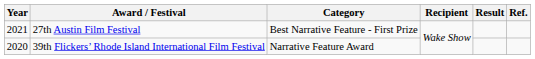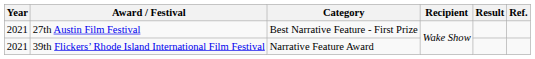(17, 46) 2020 -> (17, 46) 2021
